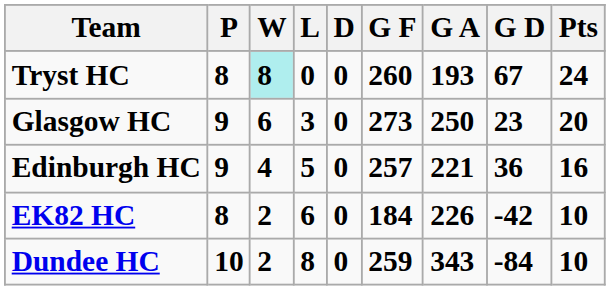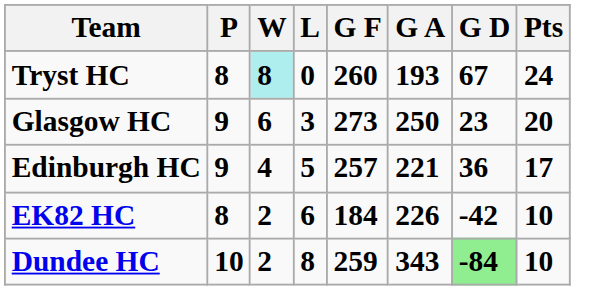- column: (344, 27)
(573, 167) 16 -> (539, 167) 17
(513, 261) no background -> (478, 261) lightgreen background
